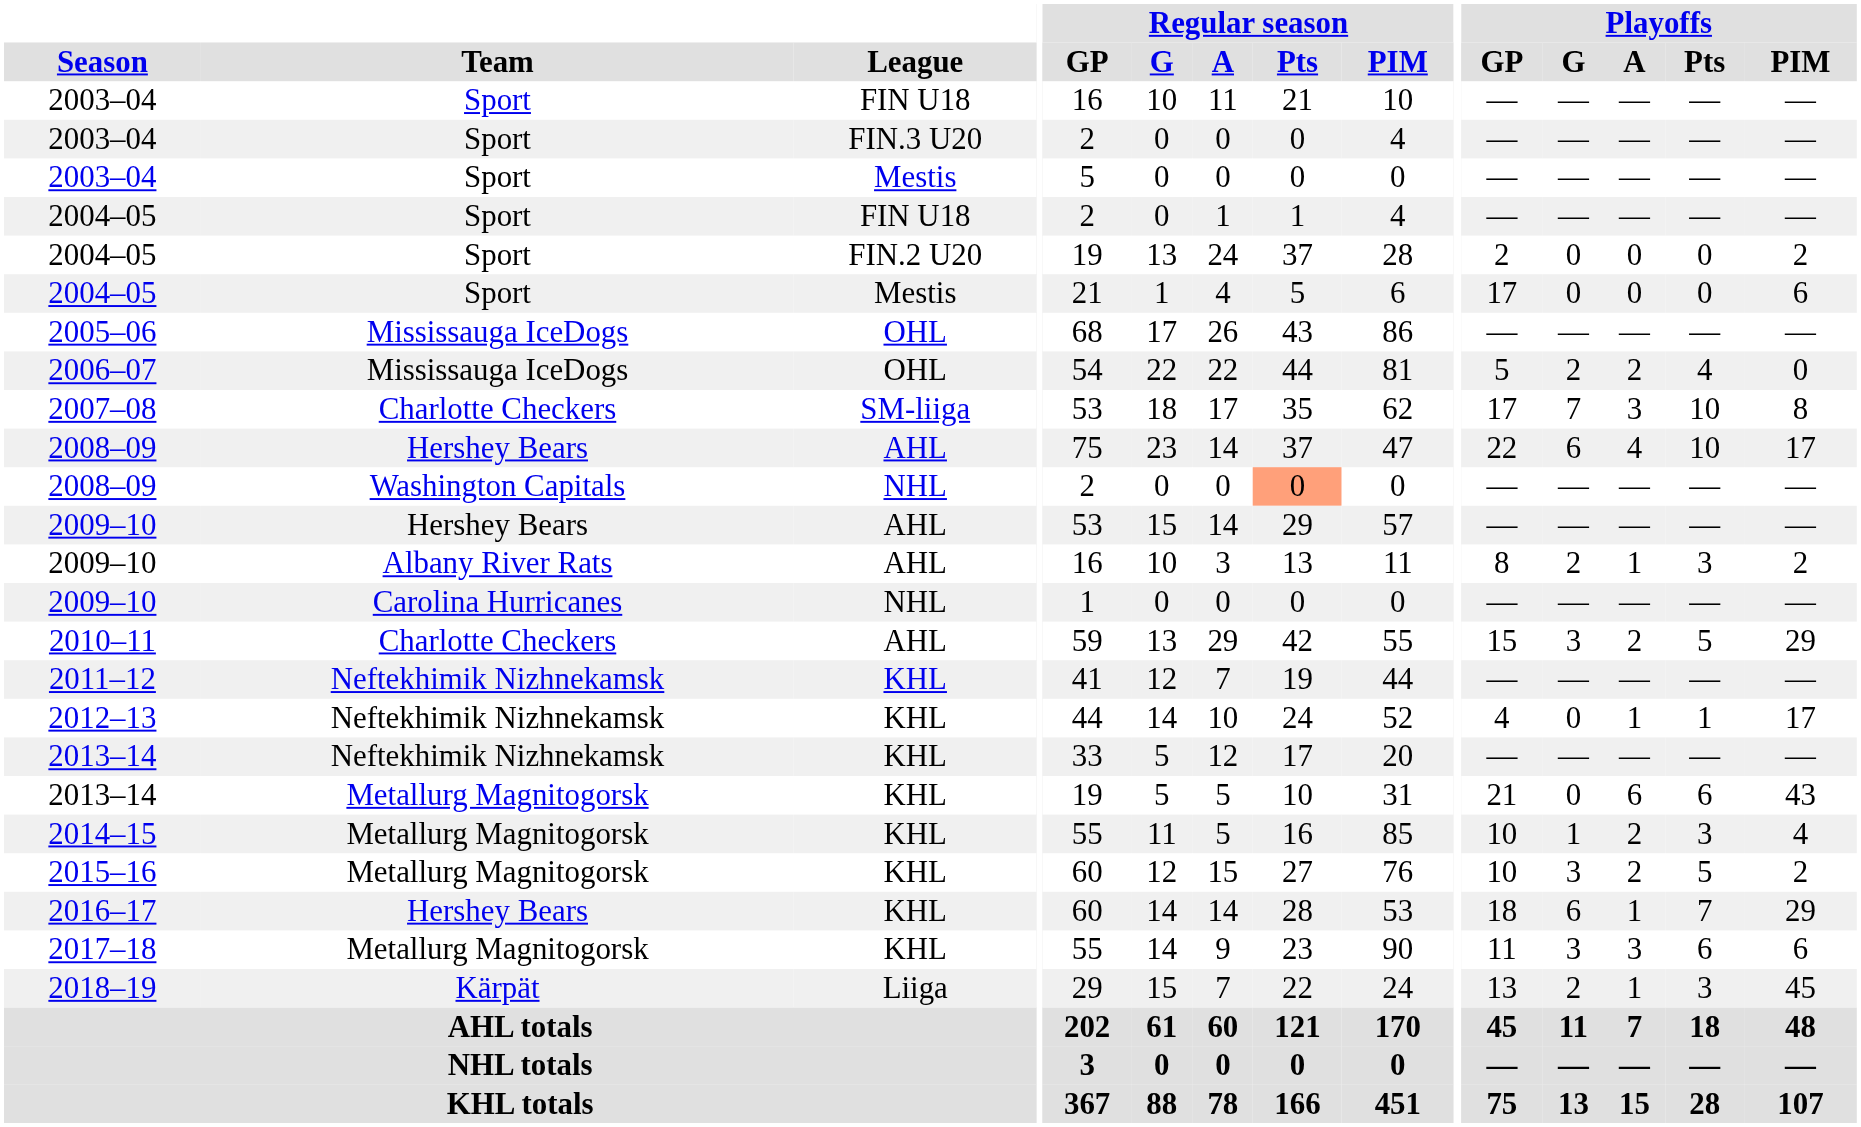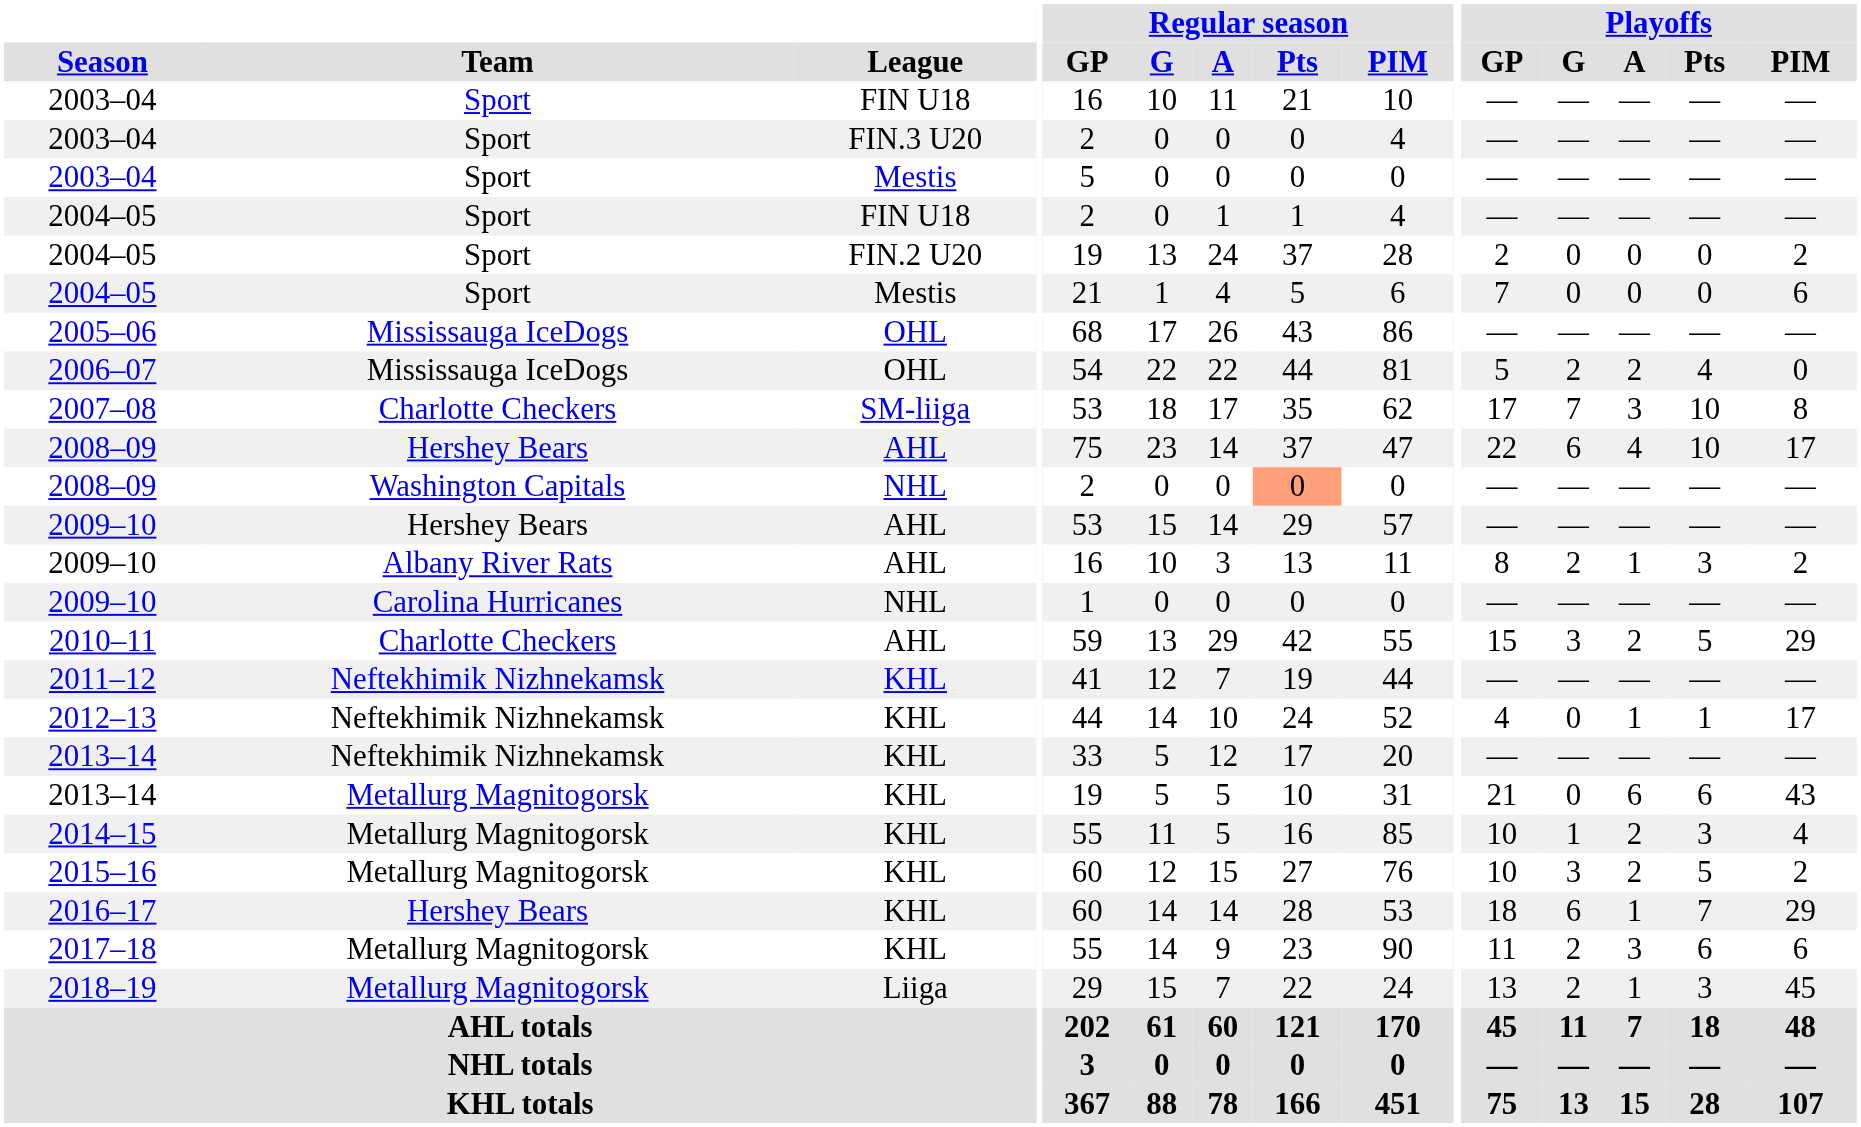(1502, 293) 17 -> (1502, 293) 7
(1573, 949) 3 -> (1573, 949) 2
(498, 987) Kärpät -> (497, 987) Metallurg Magnitogorsk
